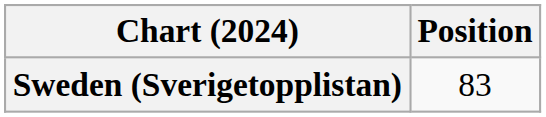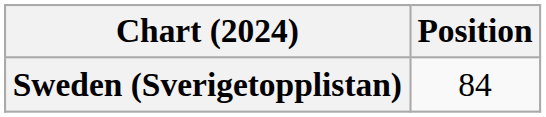(475, 84) 83 -> (475, 84) 84
